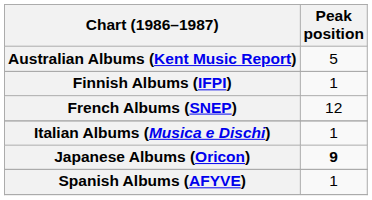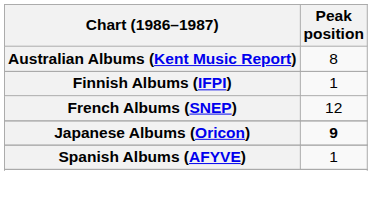(334, 58) 5 -> (334, 58) 8
- row: (152, 132)
